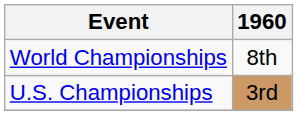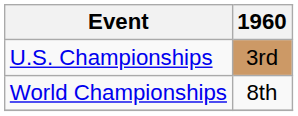rows swapped: (118, 57) <-> (111, 92)
